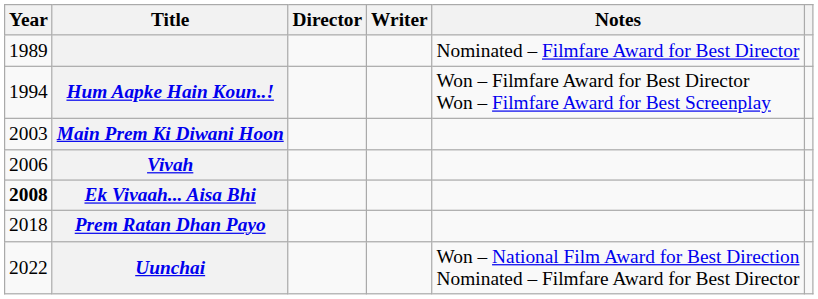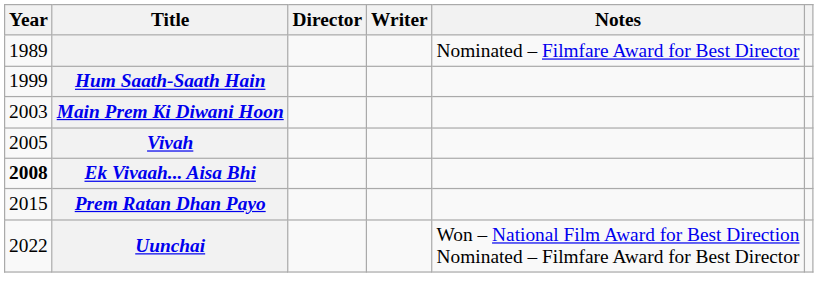- row: (170, 92)
+ row: (170, 81)
(28, 164) 2006 -> (28, 142) 2005
(28, 225) 2018 -> (28, 204) 2015
